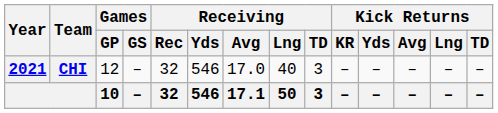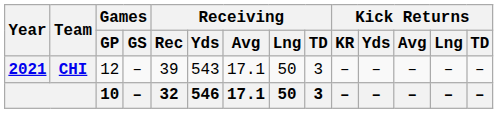(169, 69) 32 -> (169, 69) 39
(205, 69) 546 -> (205, 69) 543
(246, 69) 17.0 -> (246, 69) 17.1
(287, 69) 40 -> (287, 69) 50
